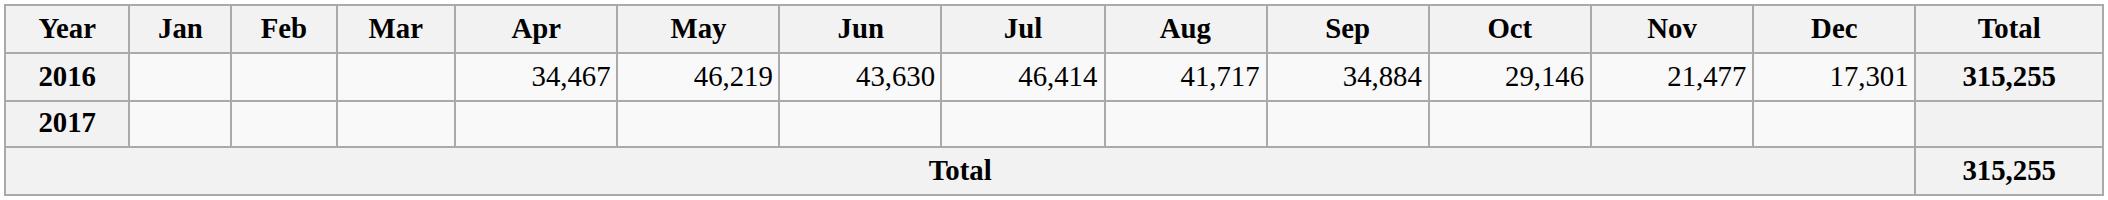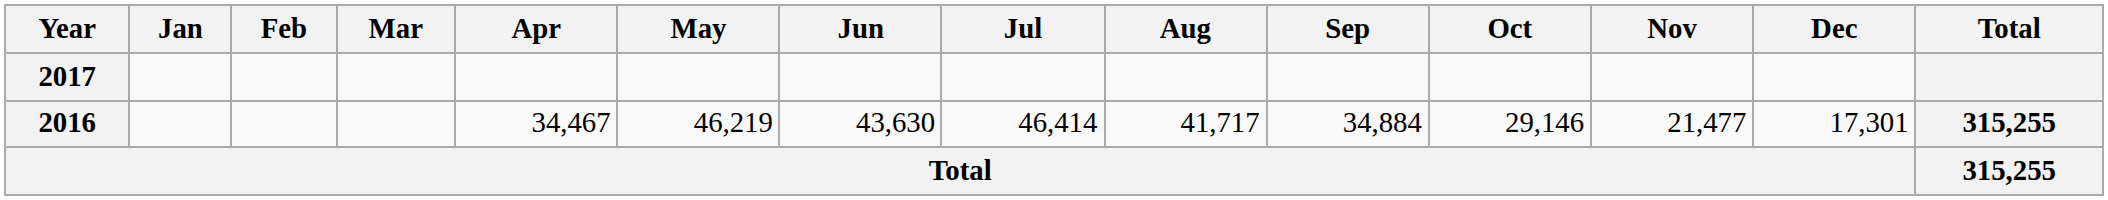rows swapped: (67, 76) <-> (67, 123)
